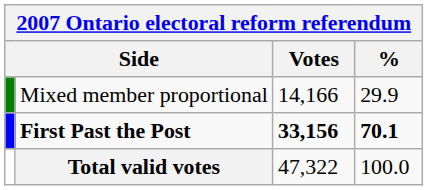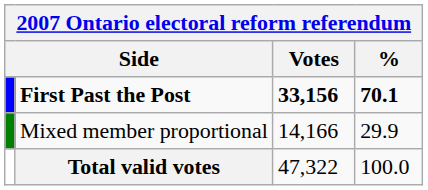rows swapped: (105, 131) <-> (144, 94)
